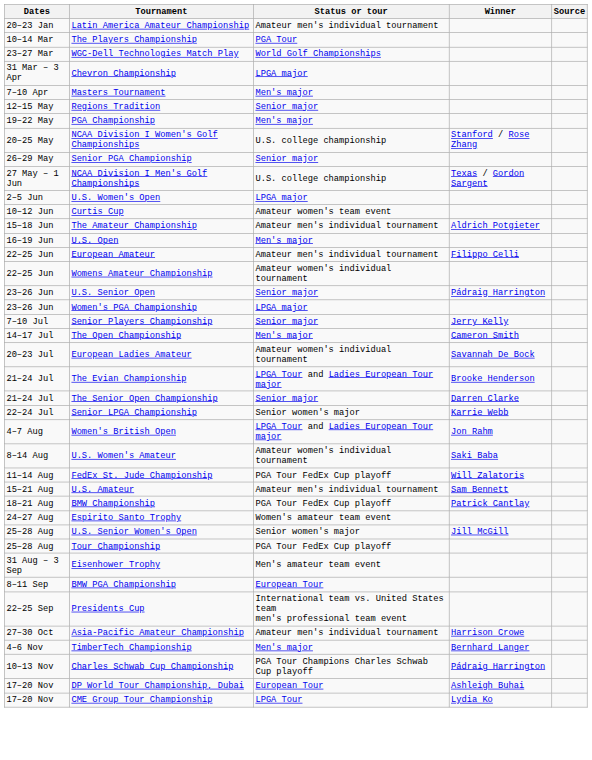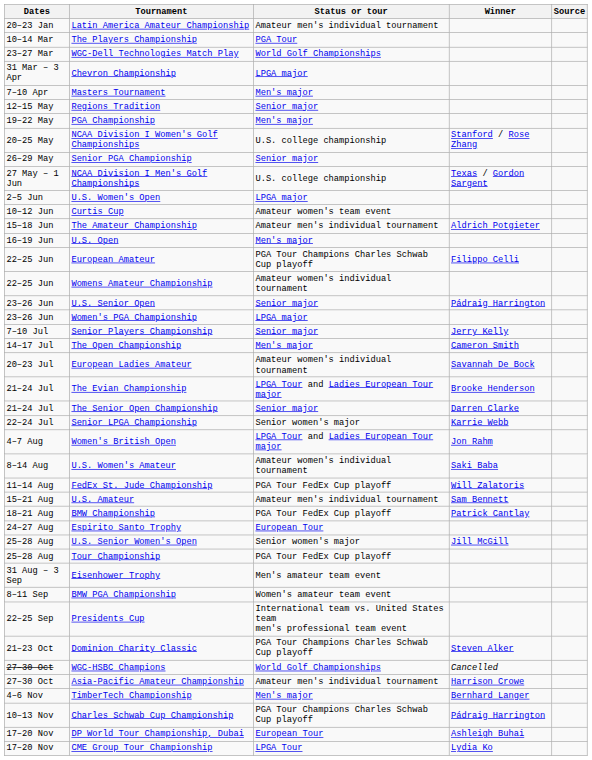(347, 255) Amateur men's individual tournament -> (342, 260) PGA Tour Champions Charles Schwab Cup playoff
(323, 518) Women's amateur team event -> (289, 528) European Tour
(289, 585) European Tour -> (323, 595) Women's amateur team event
+ row: (134, 648)
+ row: (118, 667)
